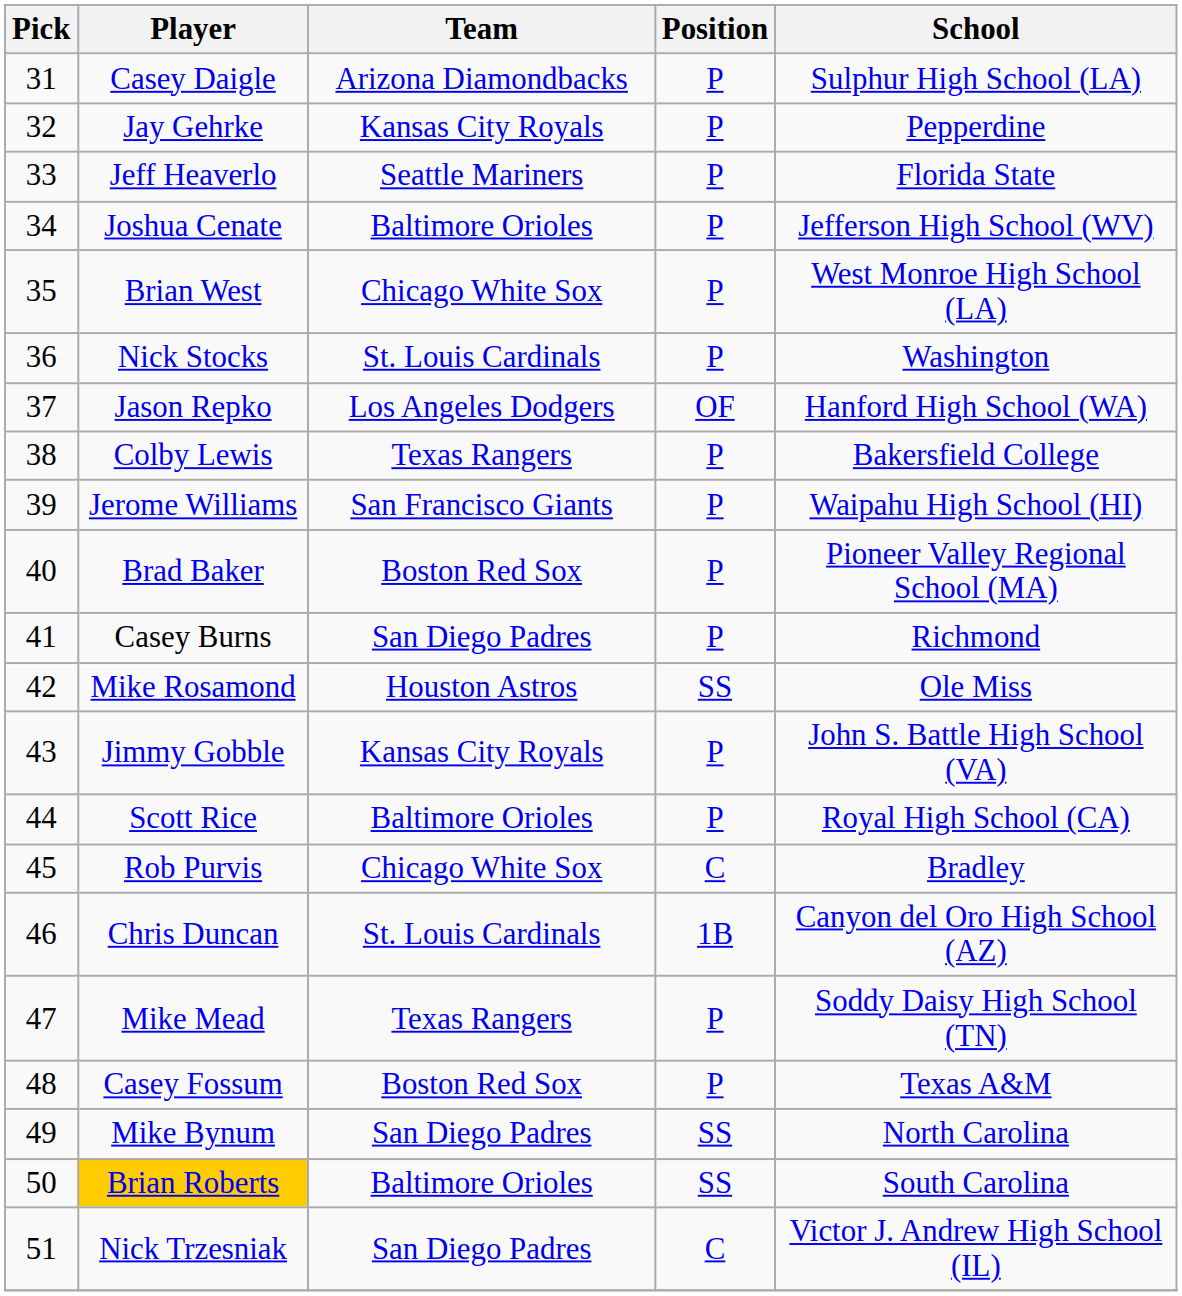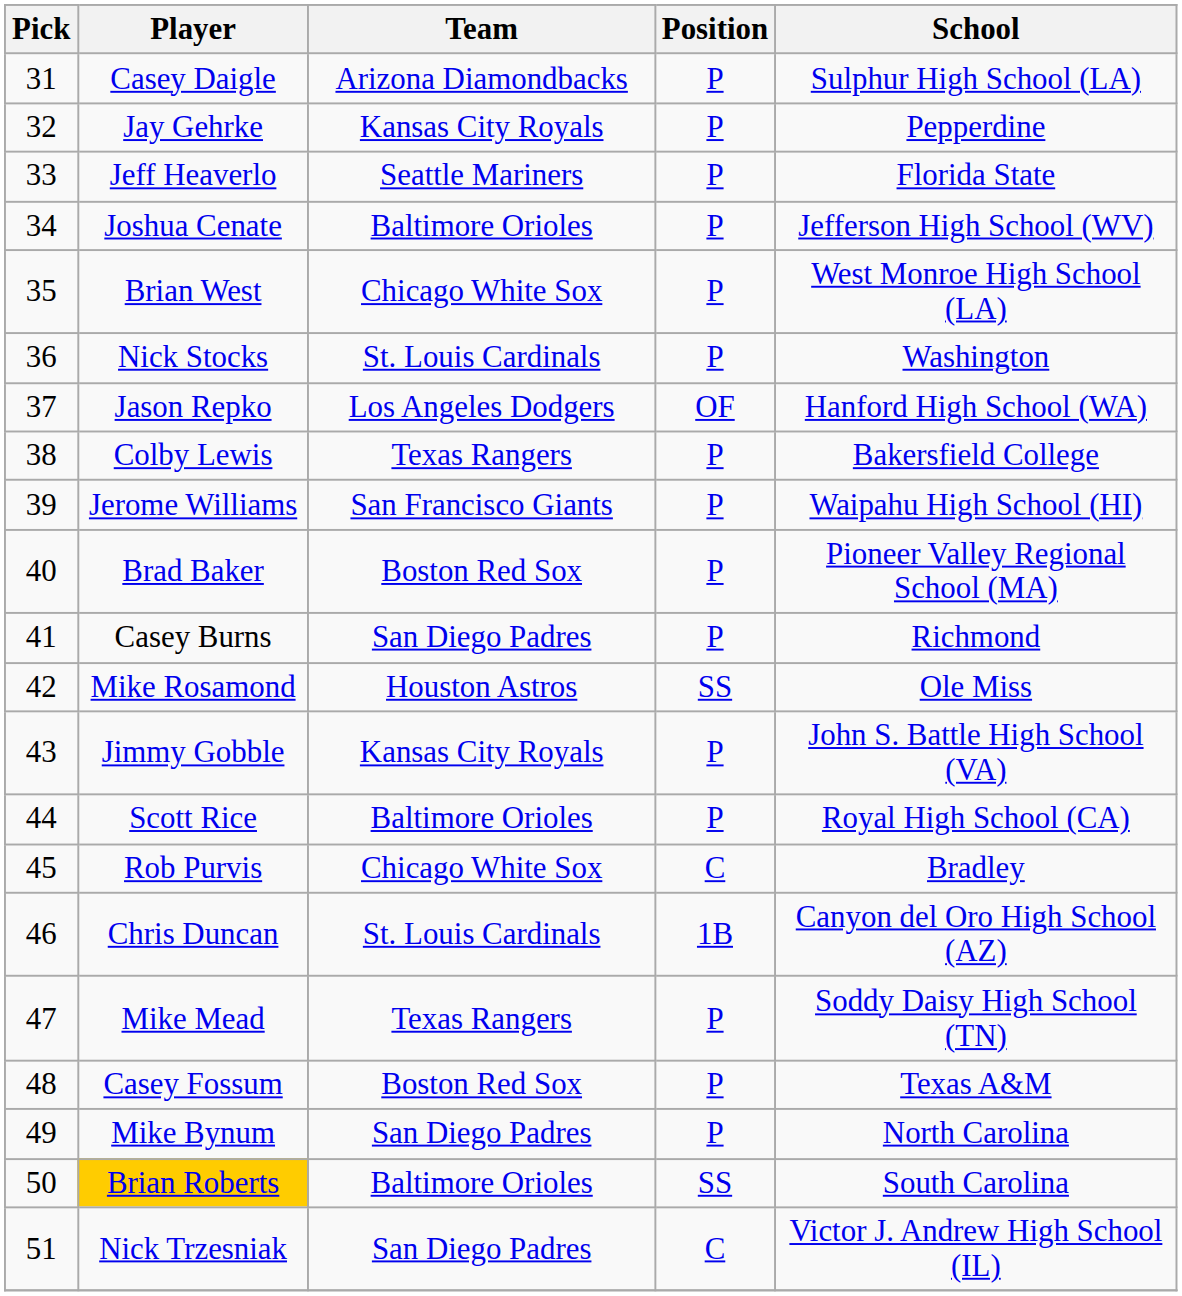(715, 1133) SS -> (715, 1133) P
